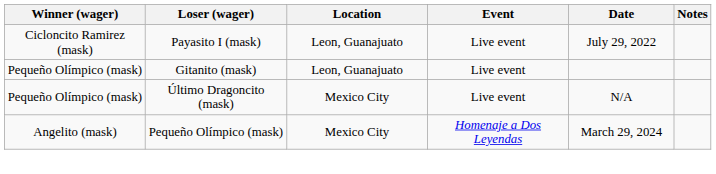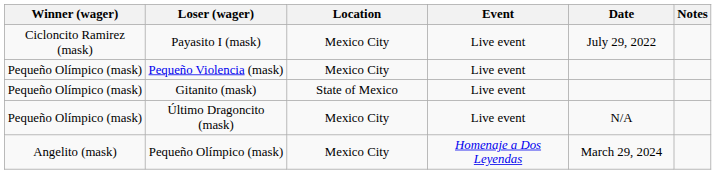(357, 42) Leon, Guanajuato -> (357, 42) Mexico City
+ row: (216, 69)
(357, 69) Leon, Guanajuato -> (357, 89) State of Mexico
